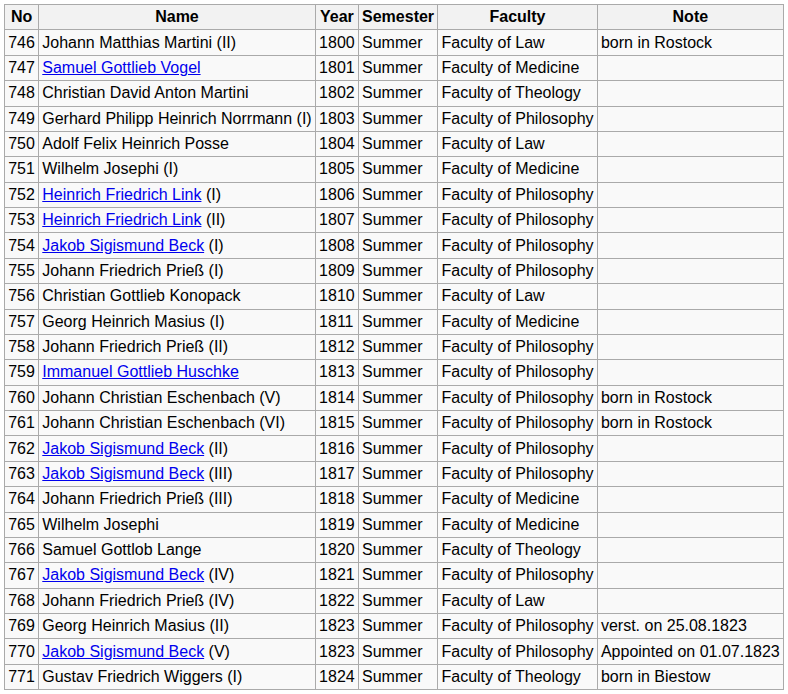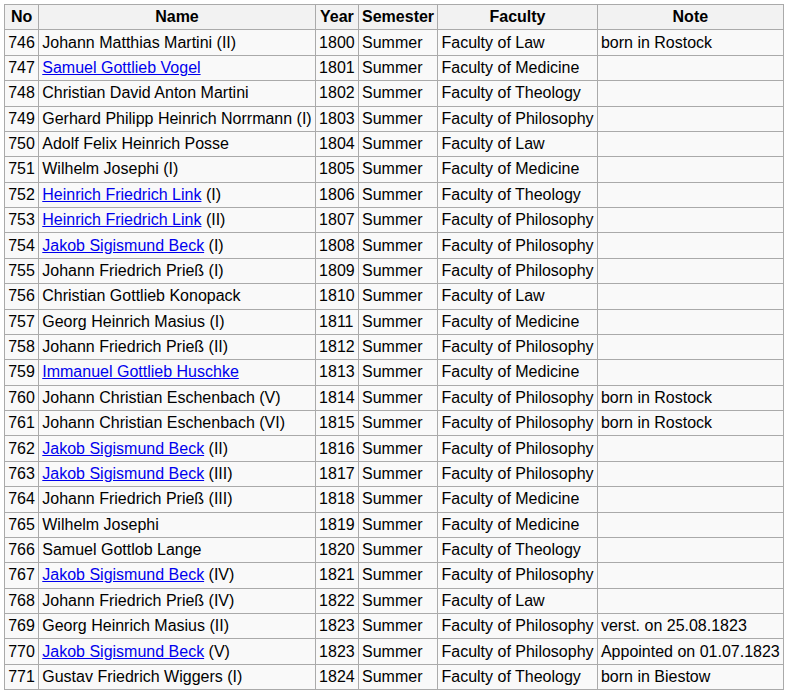(518, 194) Faculty of Philosophy -> (511, 194) Faculty of Theology
(518, 372) Faculty of Philosophy -> (510, 372) Faculty of Medicine
